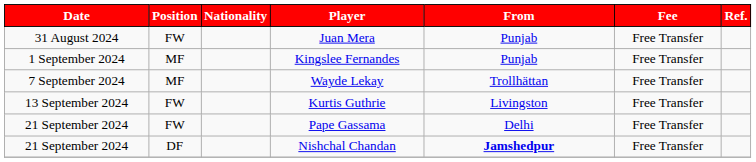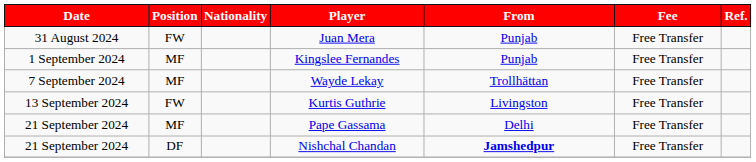(175, 125) FW -> (175, 125) MF
